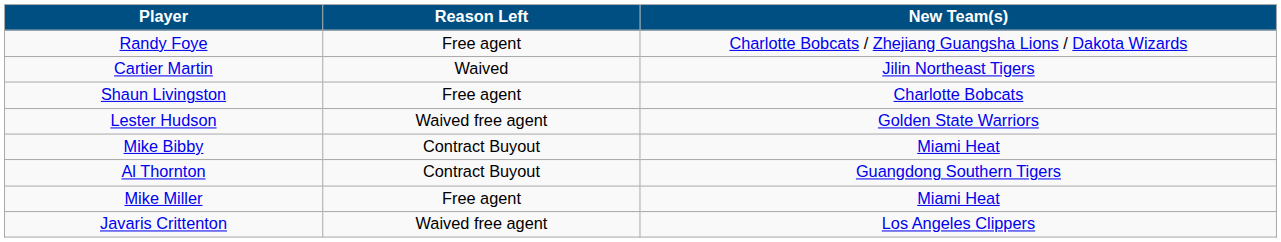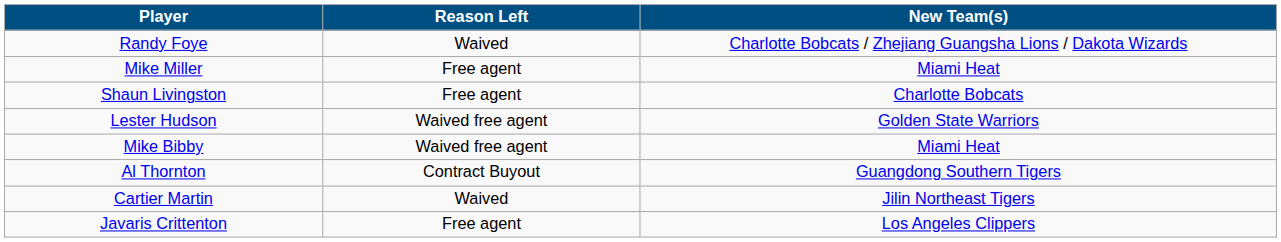(481, 43) Free agent -> (481, 43) Waived
rows swapped: (163, 198) <-> (163, 69)
(481, 146) Contract Buyout -> (481, 146) Waived free agent
(481, 224) Waived free agent -> (481, 224) Free agent
